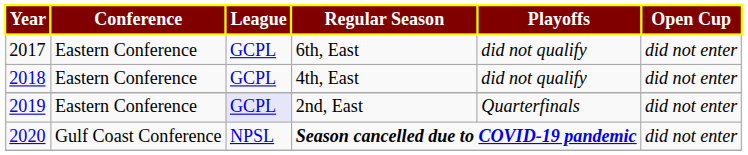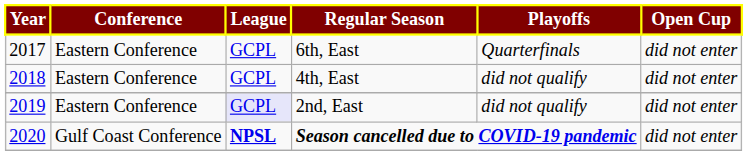(534, 49) did not qualify -> (531, 49) Quarterfinals
(531, 107) Quarterfinals -> (534, 107) did not qualify
(252, 135) normal -> (253, 135) bold
